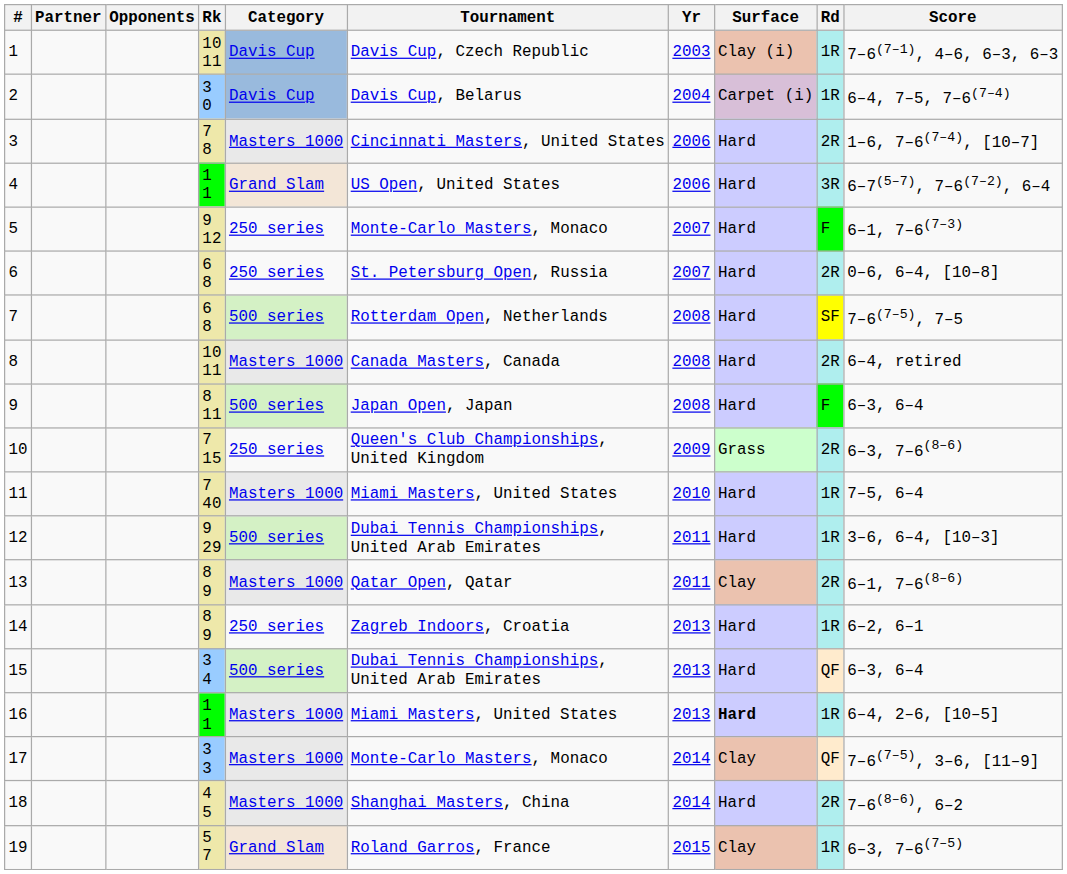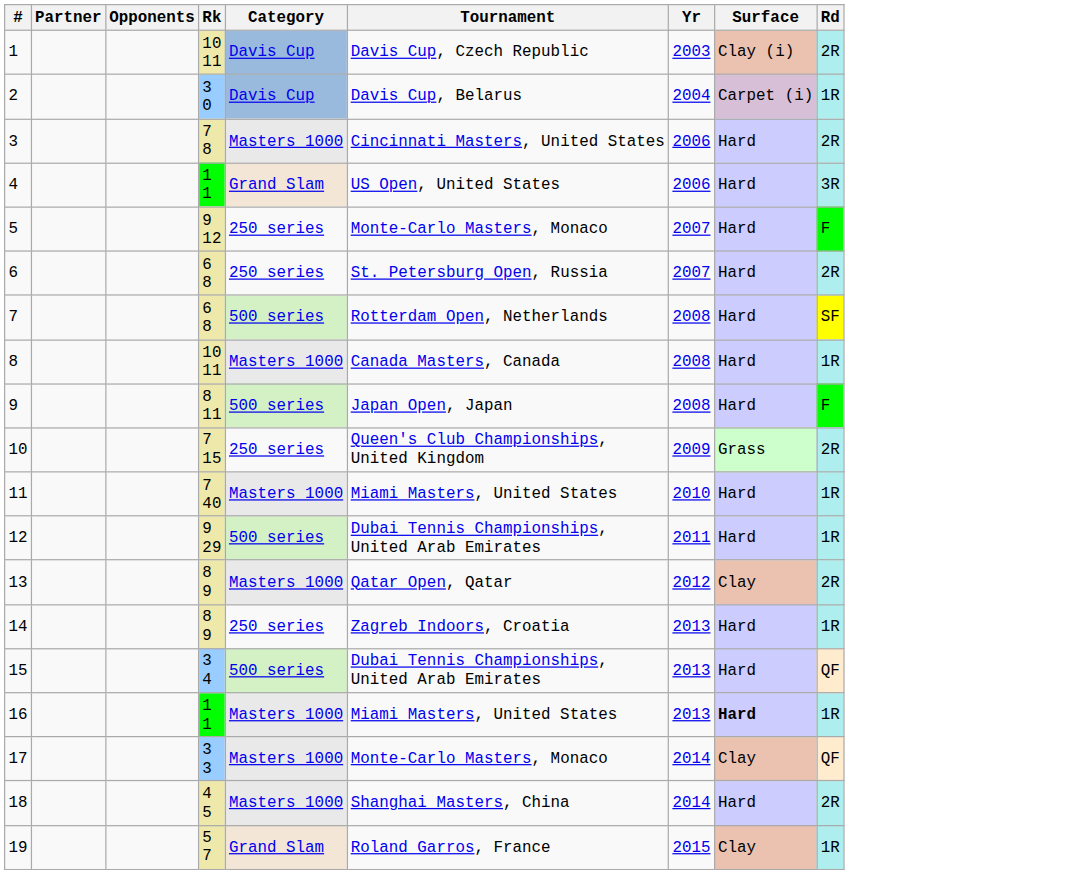- column: (953, 18)
(830, 53) 1R -> (830, 53) 2R
(830, 362) 2R -> (830, 362) 1R
(691, 582) 2011 -> (691, 582) 2012
